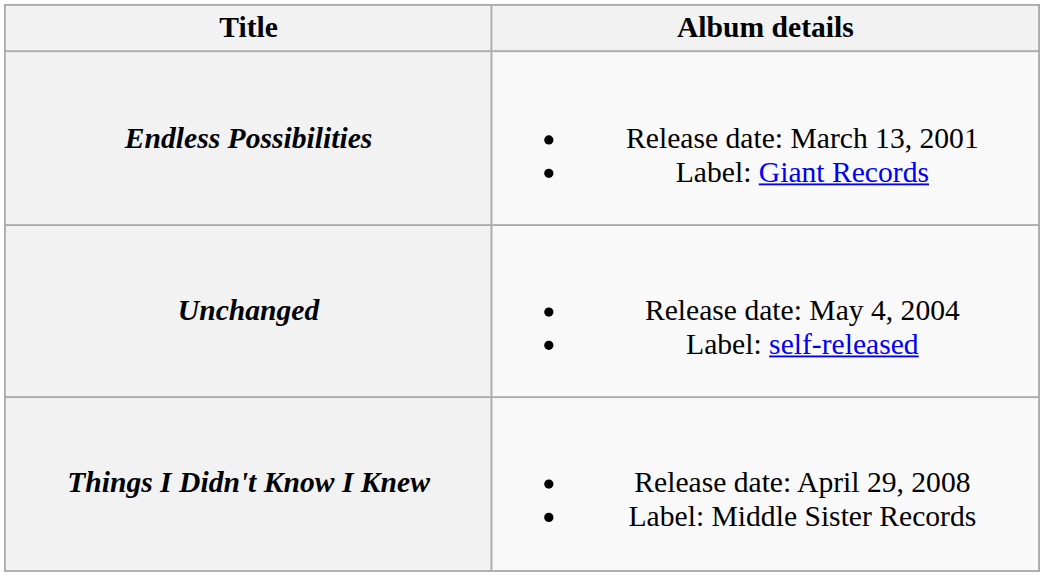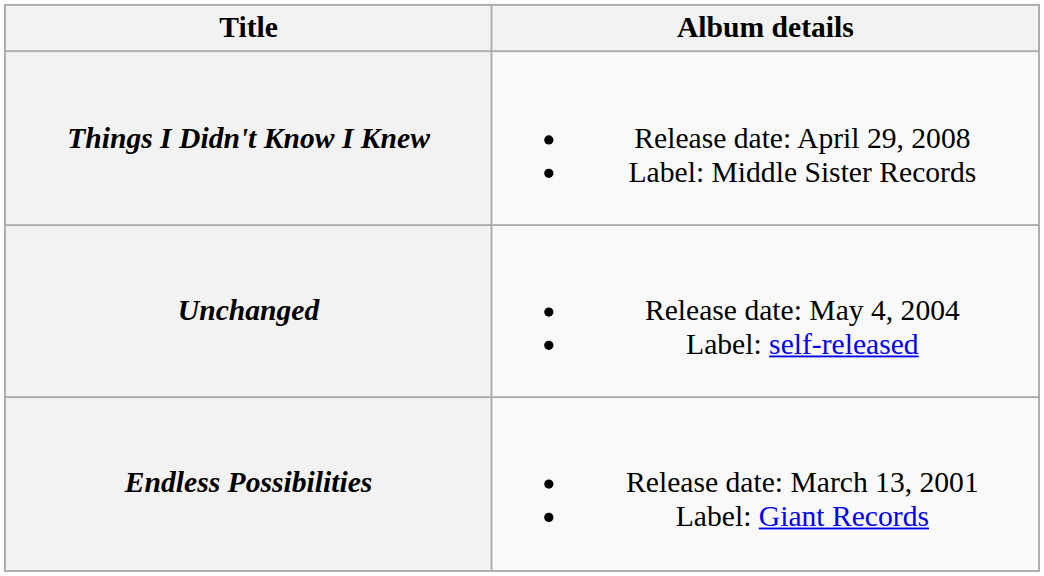rows swapped: (249, 137) <-> (249, 483)
